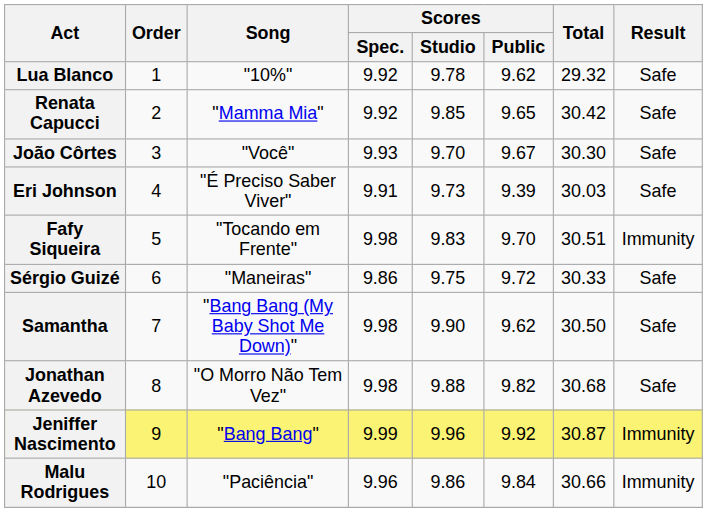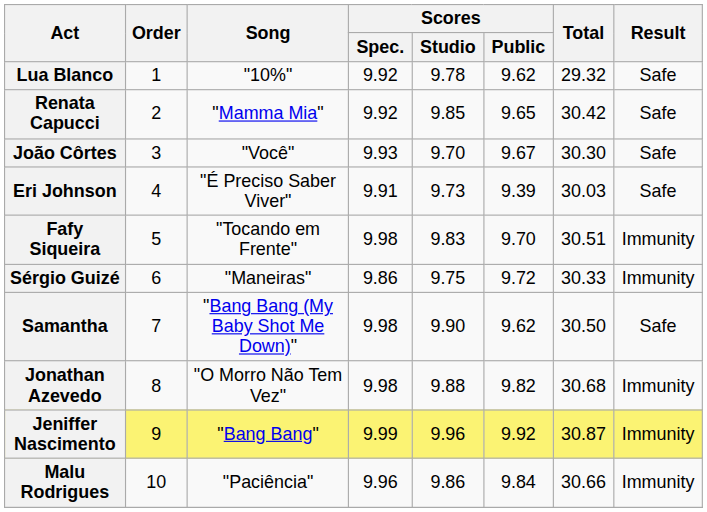(658, 278) Safe -> (658, 278) Immunity
(658, 385) Safe -> (658, 385) Immunity
